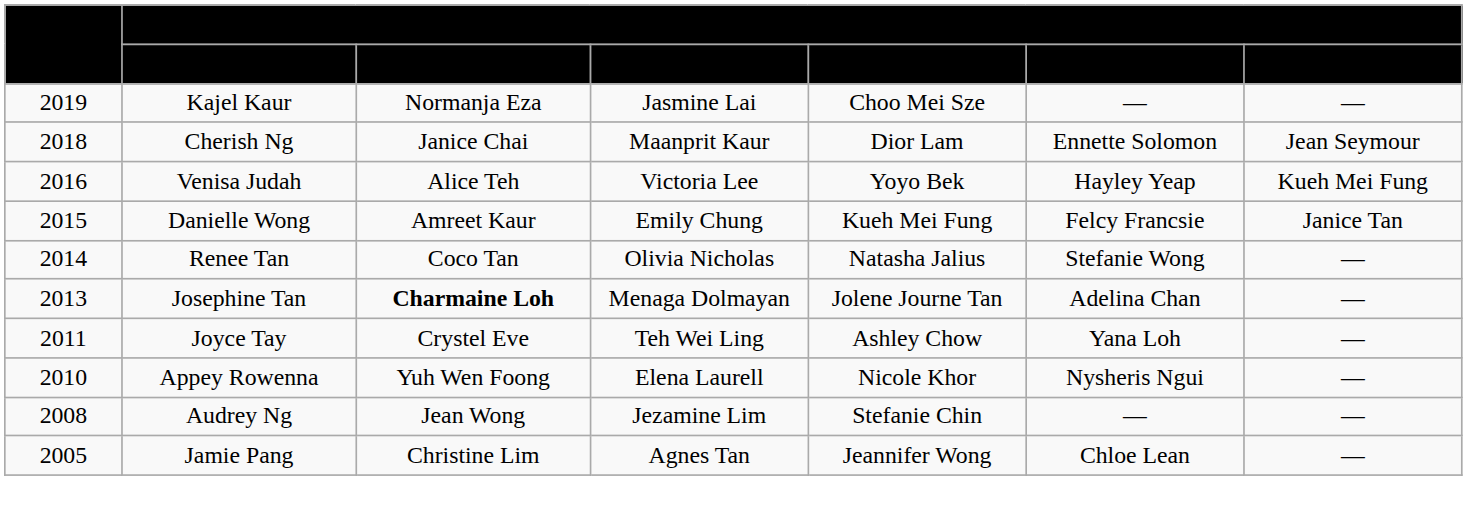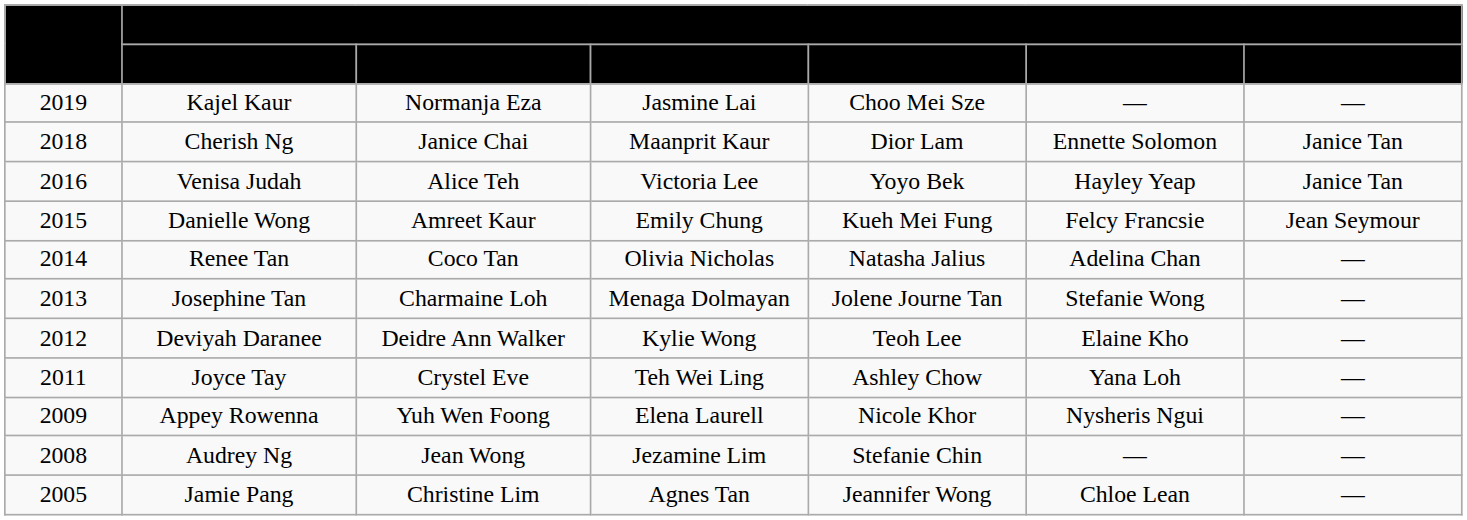(1353, 142) Jean Seymour -> (1353, 142) Janice Tan
(1353, 181) Kueh Mei Fung -> (1353, 181) Janice Tan
(1353, 220) Janice Tan -> (1353, 220) Jean Seymour
(1135, 259) Stefanie Wong -> (1135, 259) Adelina Chan
(473, 298) bold -> (473, 298) normal
(1135, 298) Adelina Chan -> (1135, 298) Stefanie Wong
+ row: (239, 337)
(63, 377) 2010 -> (63, 416) 2009
